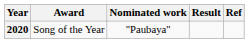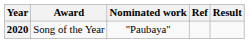columns swapped: (206, 13) <-> (234, 13)
